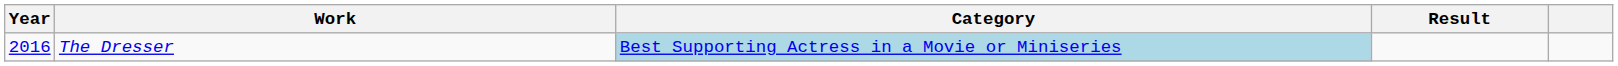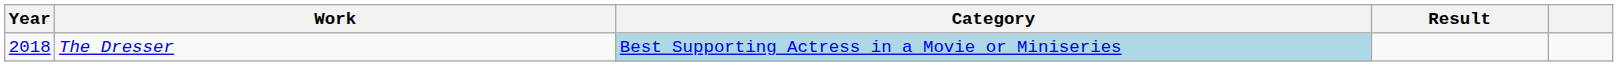(30, 47) 2016 -> (30, 47) 2018
